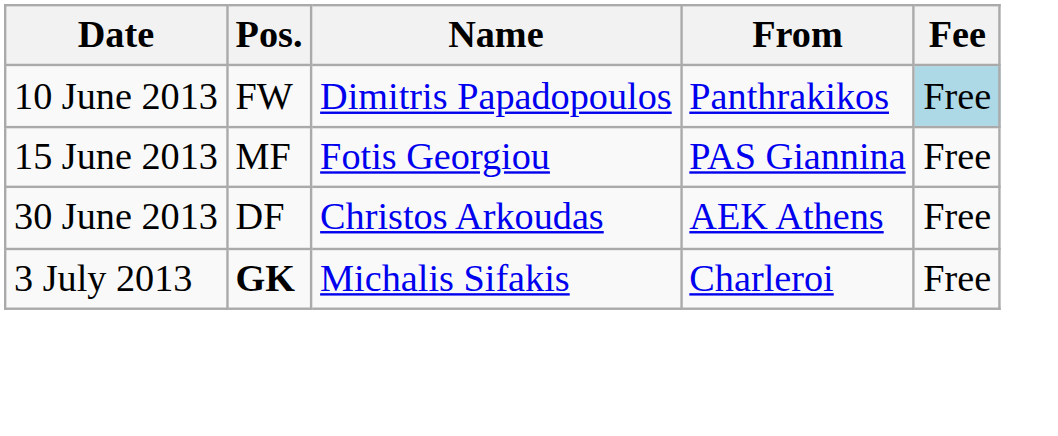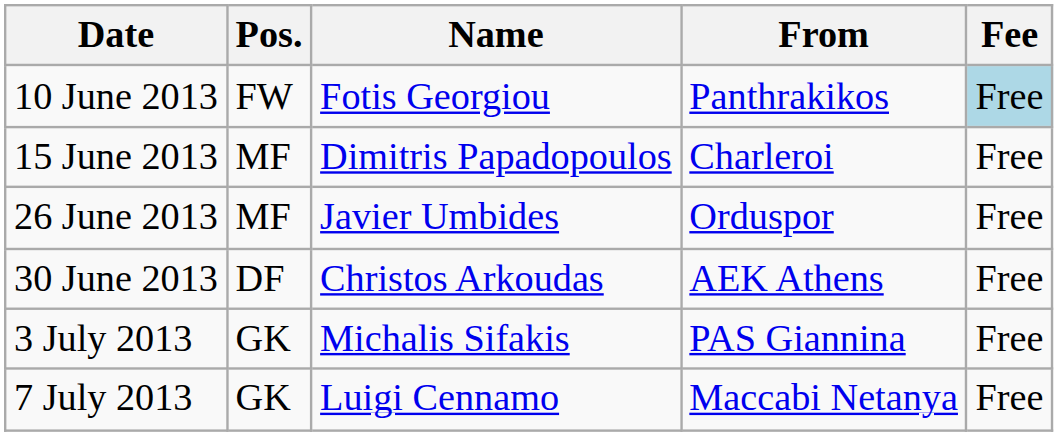(496, 95) Dimitris Papadopoulos -> (435, 95) Fotis Georgiou
(435, 156) Fotis Georgiou -> (496, 156) Dimitris Papadopoulos
(798, 156) PAS Giannina -> (762, 156) Charleroi
+ row: (116, 216)
(265, 277) bold -> (263, 338) normal
(762, 277) Charleroi -> (798, 338) PAS Giannina
+ row: (103, 398)
